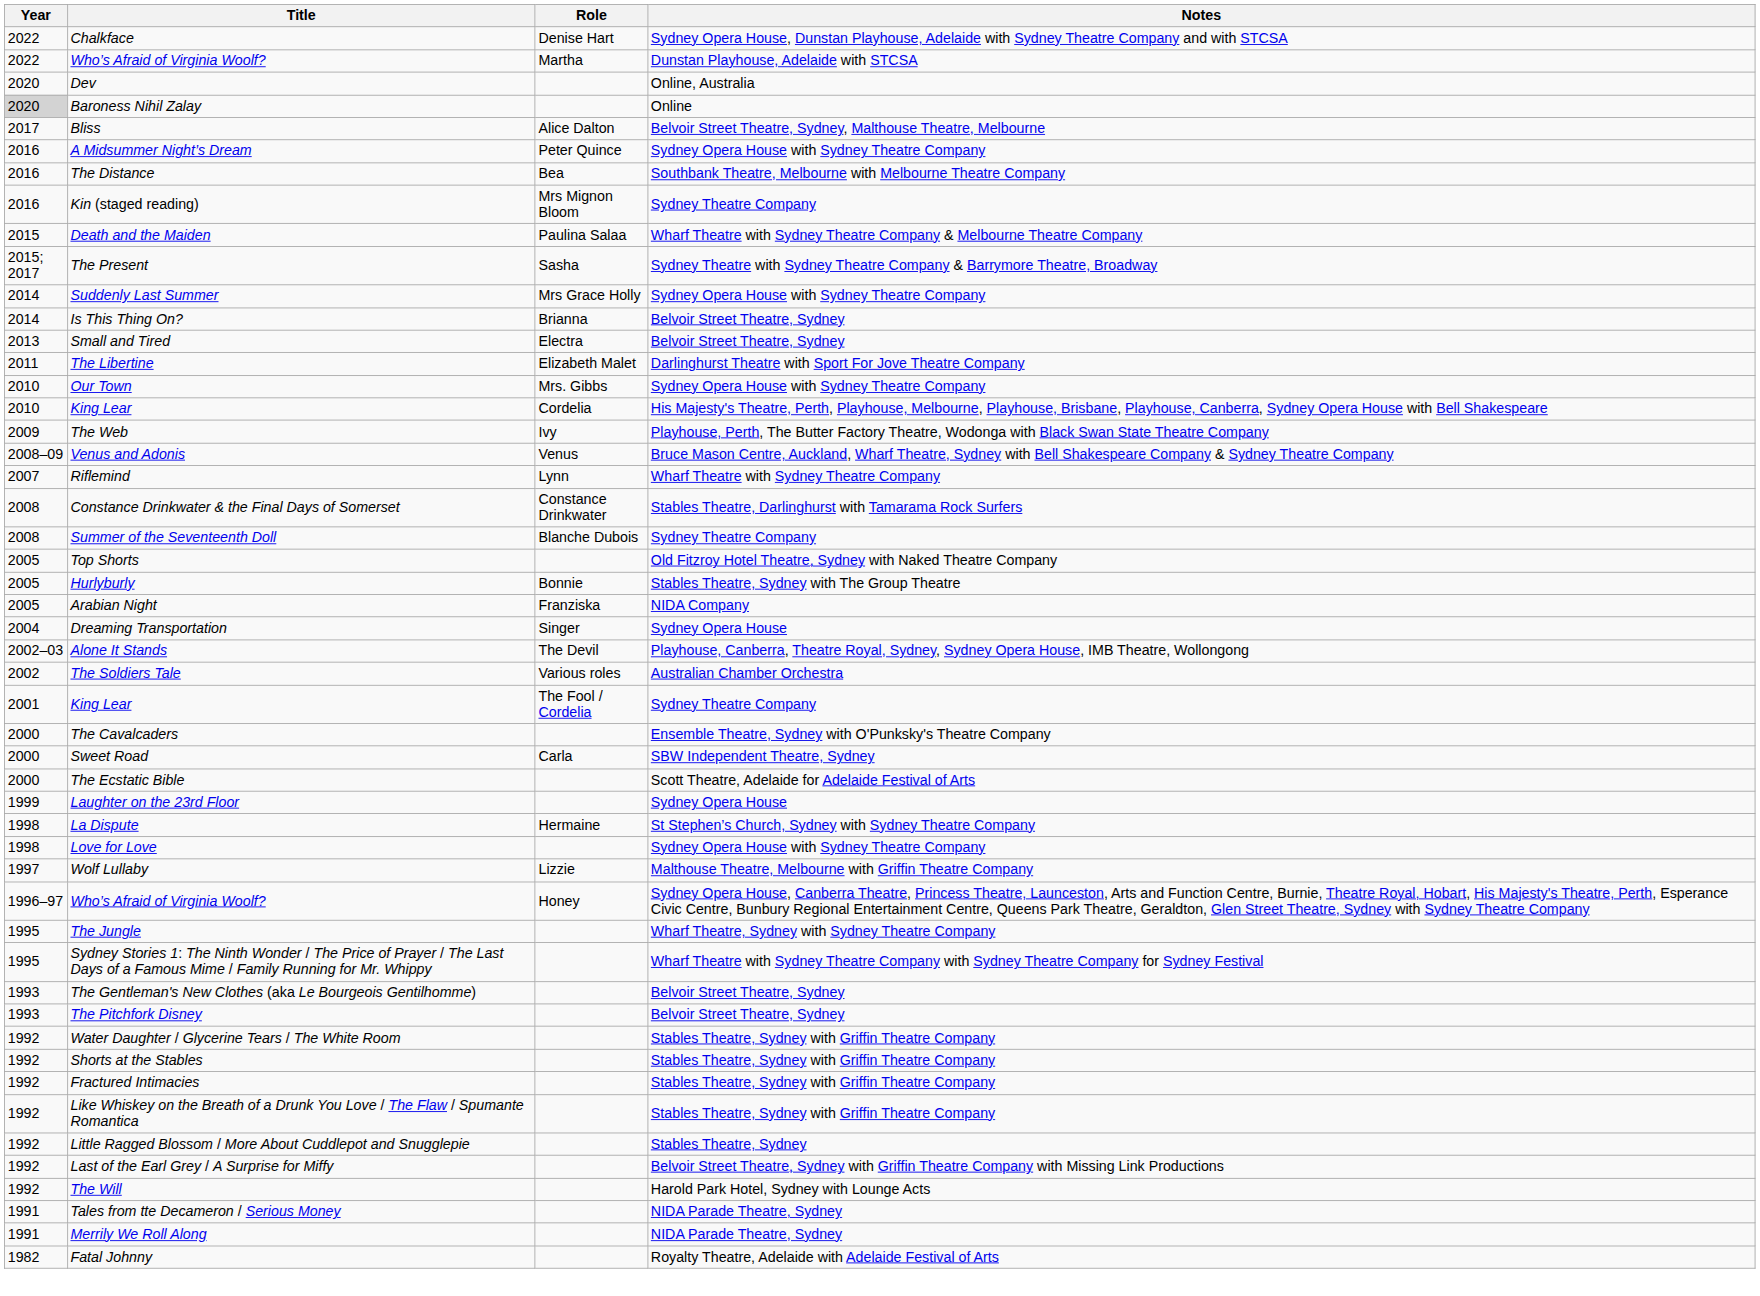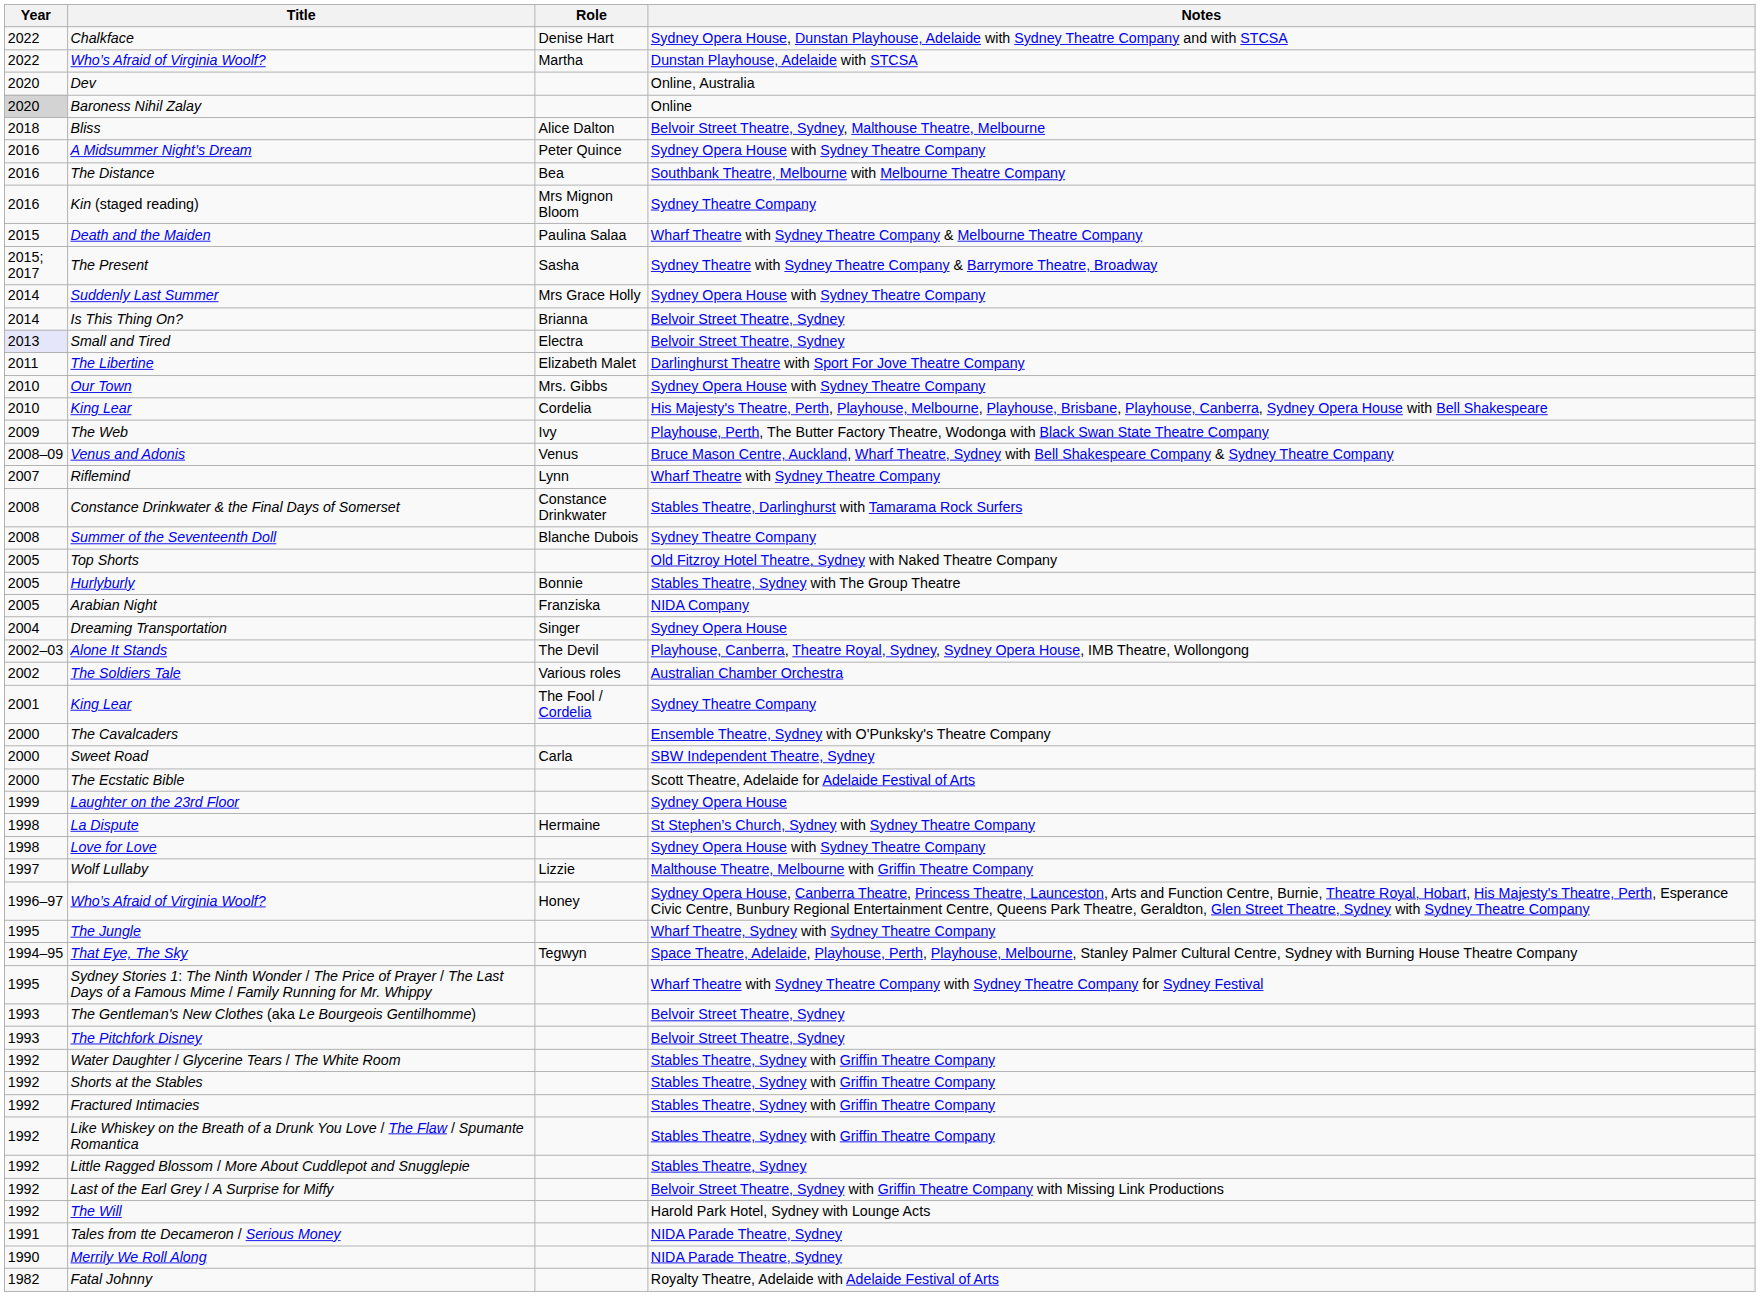(24, 128) 2017 -> (24, 128) 2018
(24, 341) no background -> (24, 341) lavender background
+ row: (129, 954)
(24, 1234) 1991 -> (24, 1257) 1990
